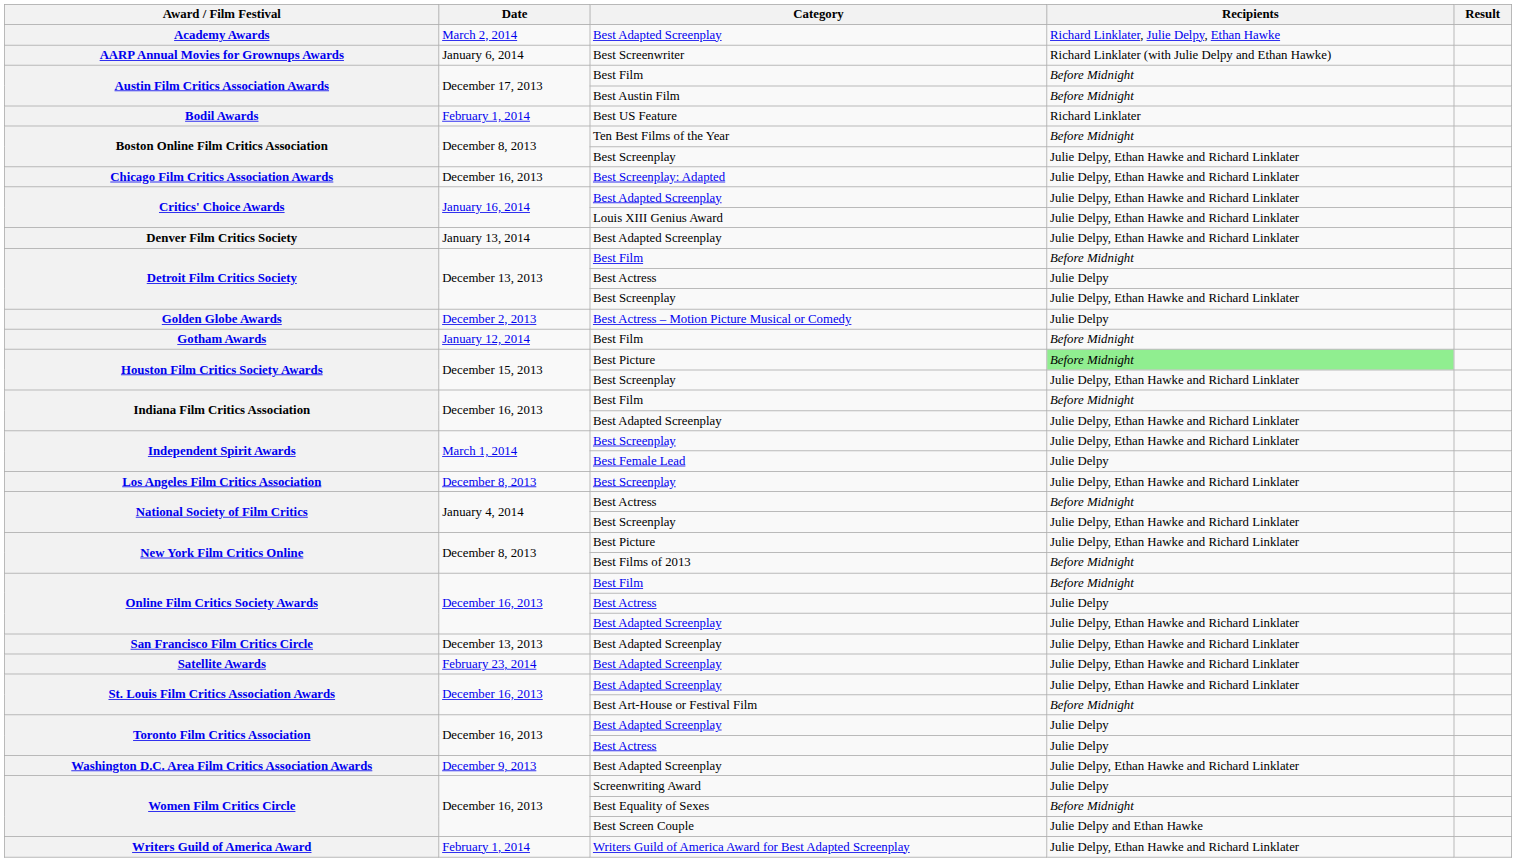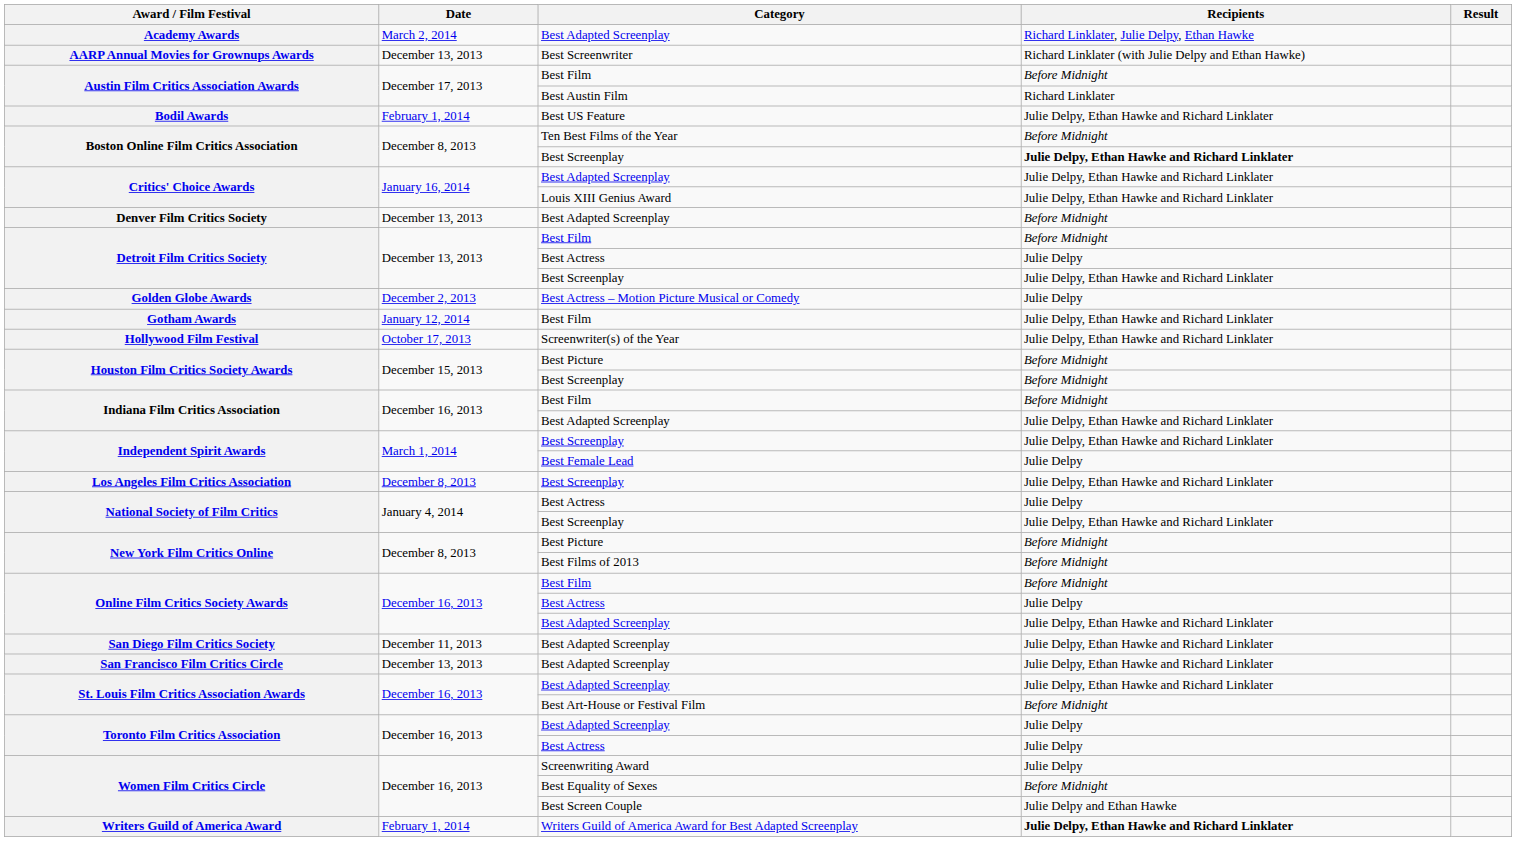(483, 55) January 6, 2014 -> (432, 55) December 13, 2013
(1092, 95) Before Midnight -> (1069, 95) Richard Linklater
(1095, 116) Richard Linklater -> (1148, 116) Julie Delpy, Ethan Hawke and Richard Linklater
(1175, 156) normal -> (1158, 156) bold
- row: (222, 177)
(486, 237) January 13, 2014 -> (432, 217) December 13, 2013
(1175, 237) Julie Delpy, Ethan Hawke and Richard Linklater -> (1066, 217) Before Midnight
(1092, 339) Before Midnight -> (1148, 319) Julie Delpy, Ethan Hawke and Richard Linklater
+ row: (192, 339)
(1092, 359) lightgreen background -> (1066, 359) no background
(1175, 380) Julie Delpy, Ethan Hawke and Richard Linklater -> (1066, 380) Before Midnight
(1092, 501) Before Midnight -> (1053, 501) Julie Delpy
(1175, 542) Julie Delpy, Ethan Hawke and Richard Linklater -> (1066, 542) Before Midnight
+ row: (192, 643)
- row: (222, 664)
- row: (222, 765)
(1175, 846) normal -> (1158, 826) bold
